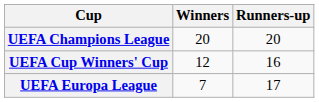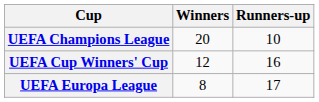(273, 39) 20 -> (273, 39) 10
(203, 85) 7 -> (203, 85) 8
